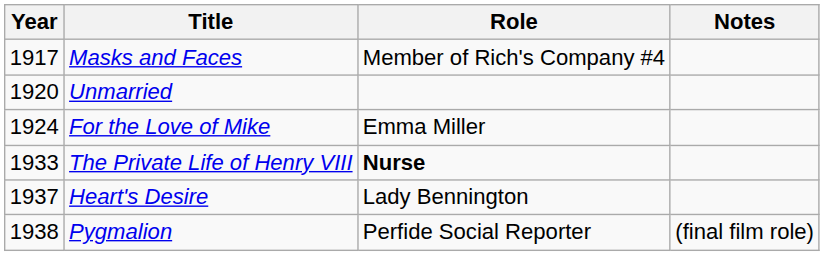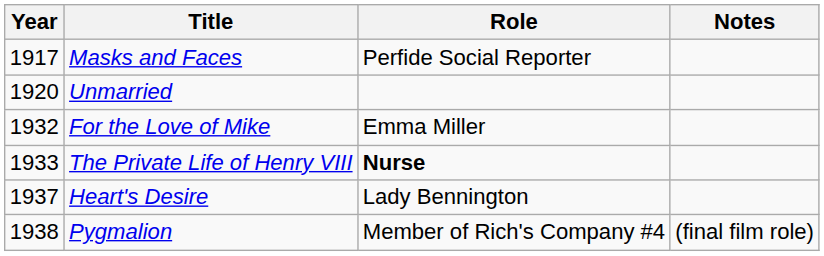(514, 57) Member of Rich's Company #4 -> (477, 57) Perfide Social Reporter
(34, 127) 1924 -> (34, 127) 1932
(477, 232) Perfide Social Reporter -> (514, 232) Member of Rich's Company #4
